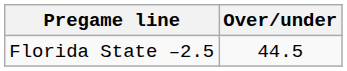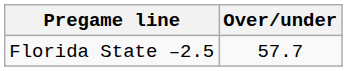(280, 51) 44.5 -> (280, 51) 57.7
